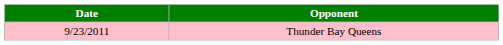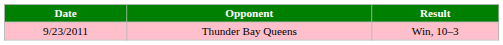+ column: (435, 13)
